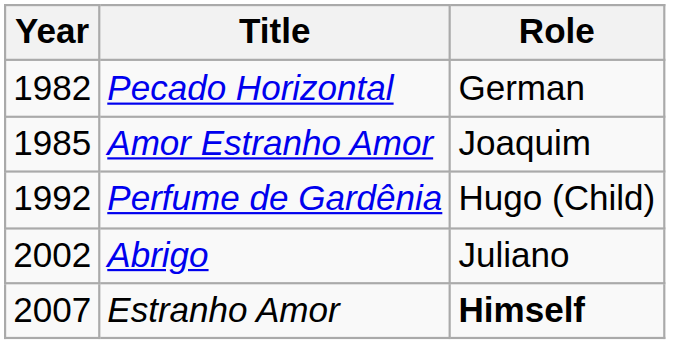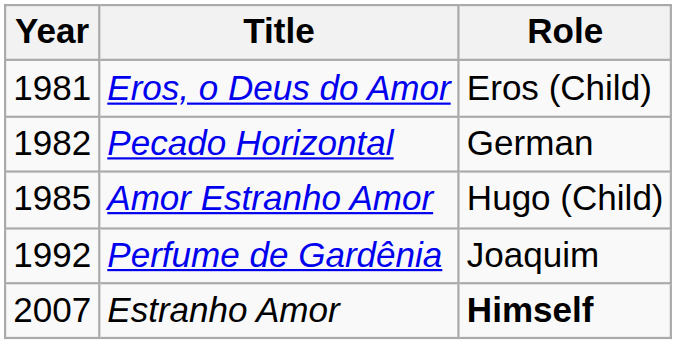+ row: (279, 87)
(525, 143) Joaquim -> (565, 198) Hugo (Child)
(557, 198) Hugo (Child) -> (533, 254) Joaquim
- row: (158, 254)
